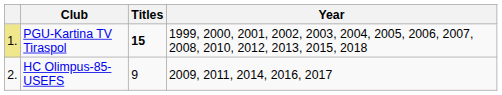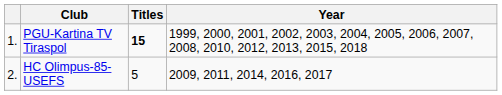(12, 41) khaki background -> (12, 41) no background
(135, 74) 9 -> (135, 74) 5
